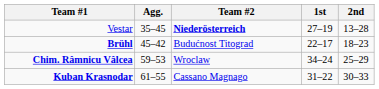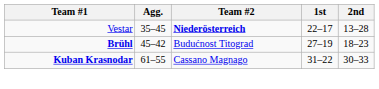(320, 28) 27–19 -> (320, 28) 22–17
(320, 44) 22–17 -> (320, 44) 27–19
- row: (83, 60)
